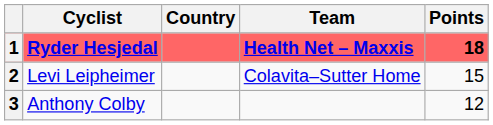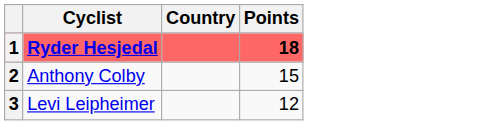- column: (332, 18)
(91, 76) Levi Leipheimer -> (86, 76) Anthony Colby
(86, 104) Anthony Colby -> (91, 104) Levi Leipheimer
